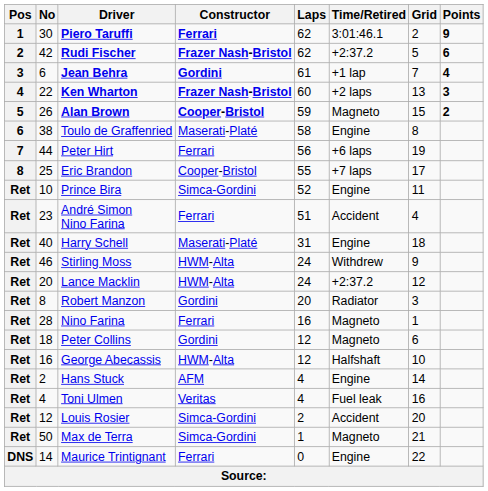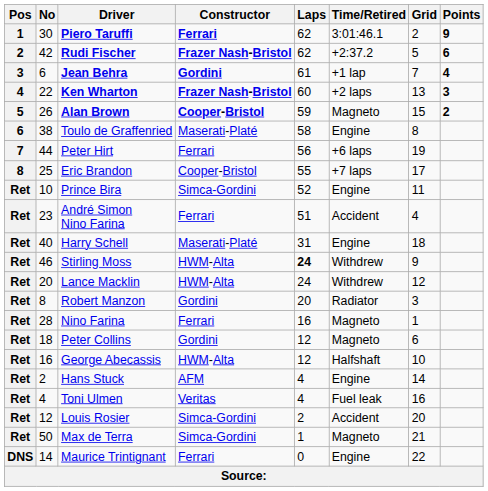(304, 262) normal -> (304, 262) bold
(352, 281) +2:37.2 -> (357, 281) Withdrew
